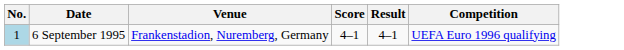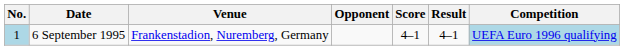+ column: (362, 14)
(484, 34) no background -> (544, 34) lightblue background
